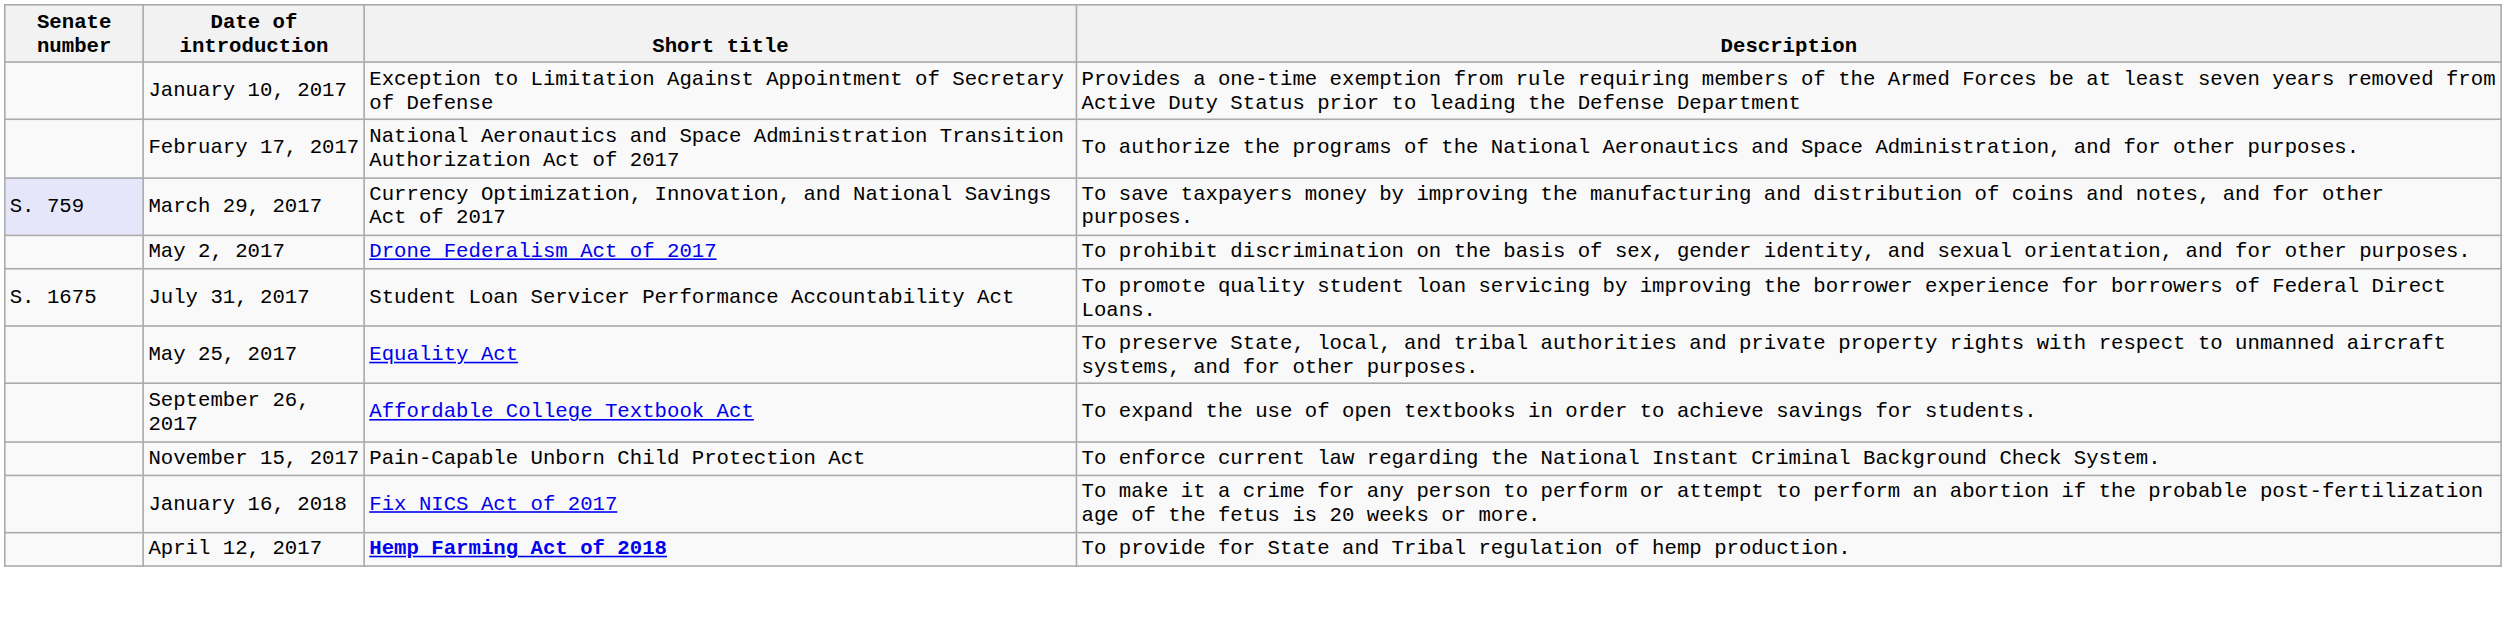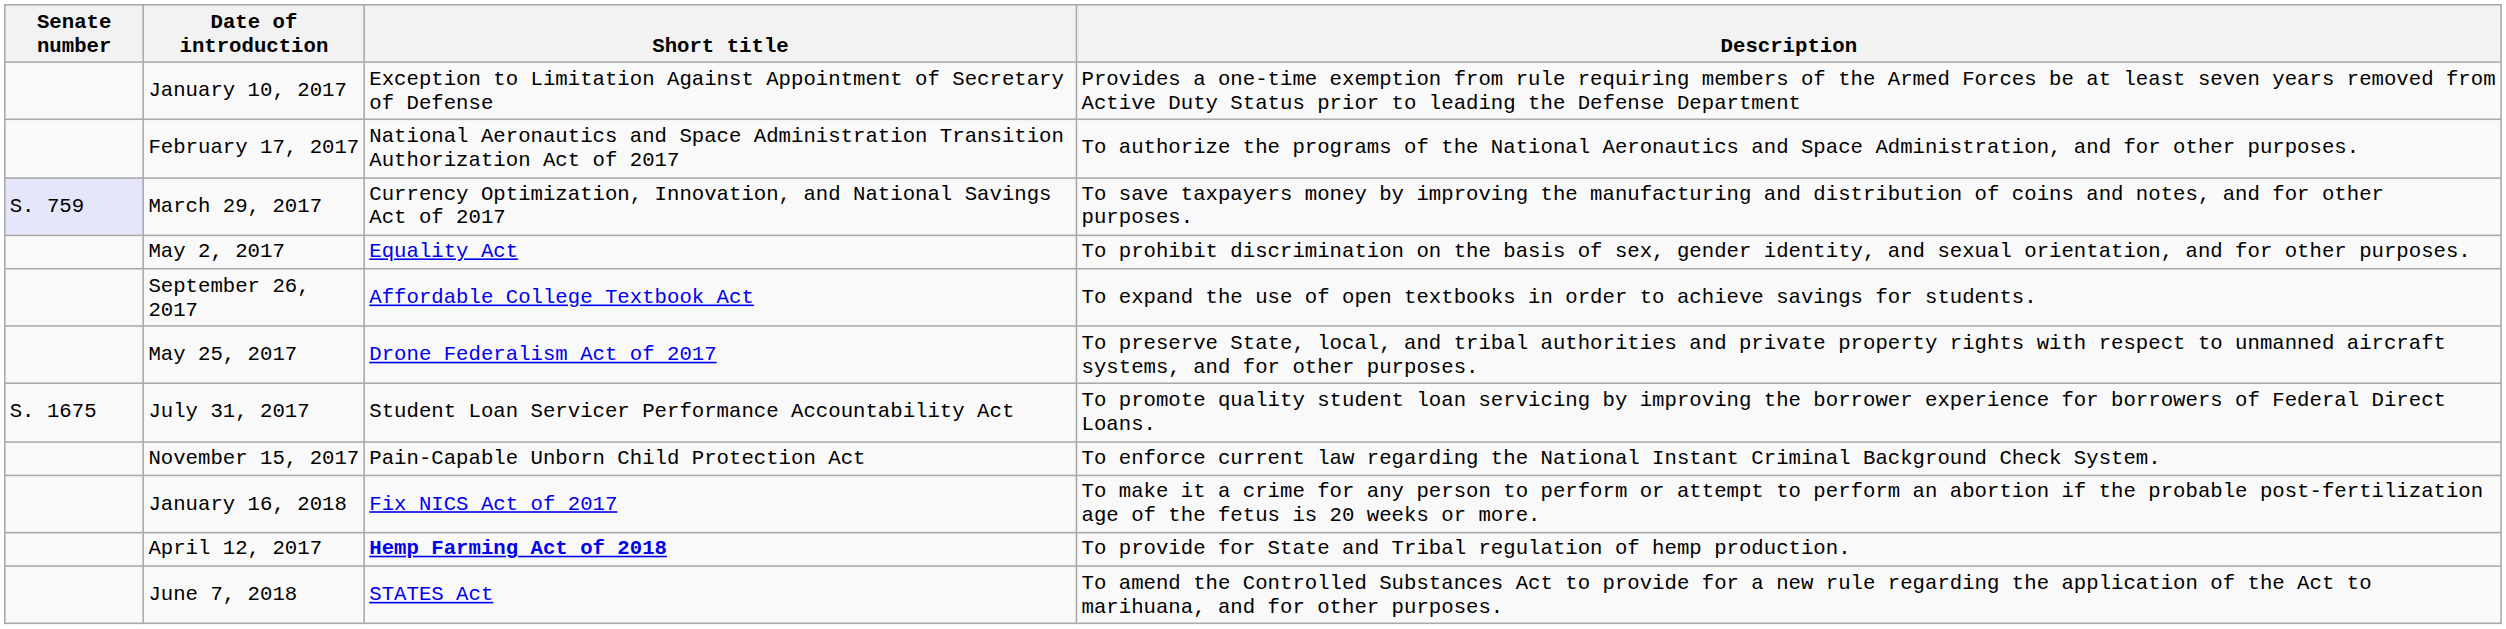(543, 252) Drone Federalism Act of 2017 -> (444, 252) Equality Act
rows swapped: (229, 297) <-> (229, 412)
(444, 355) Equality Act -> (543, 355) Drone Federalism Act of 2017
+ row: (223, 595)
